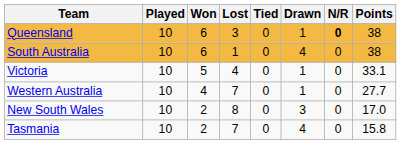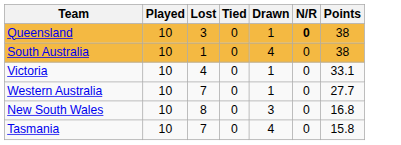- column: (204, 14)
(374, 110) 17.0 -> (342, 110) 16.8
